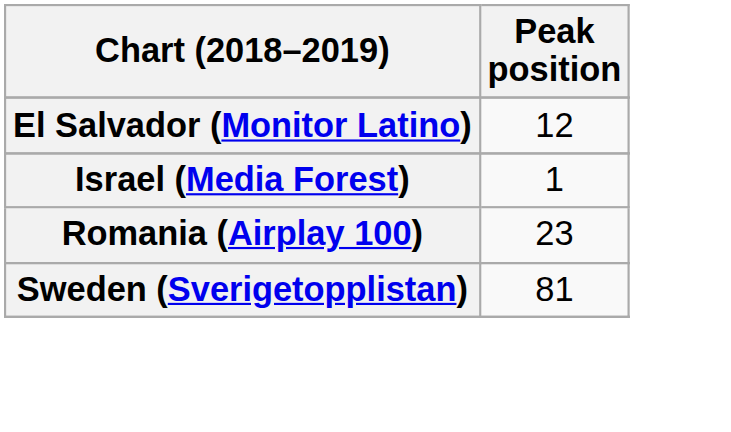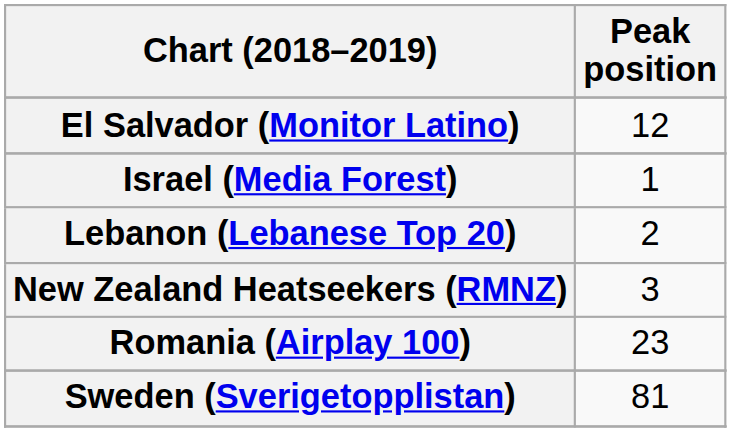+ row: (290, 234)
+ row: (290, 288)
